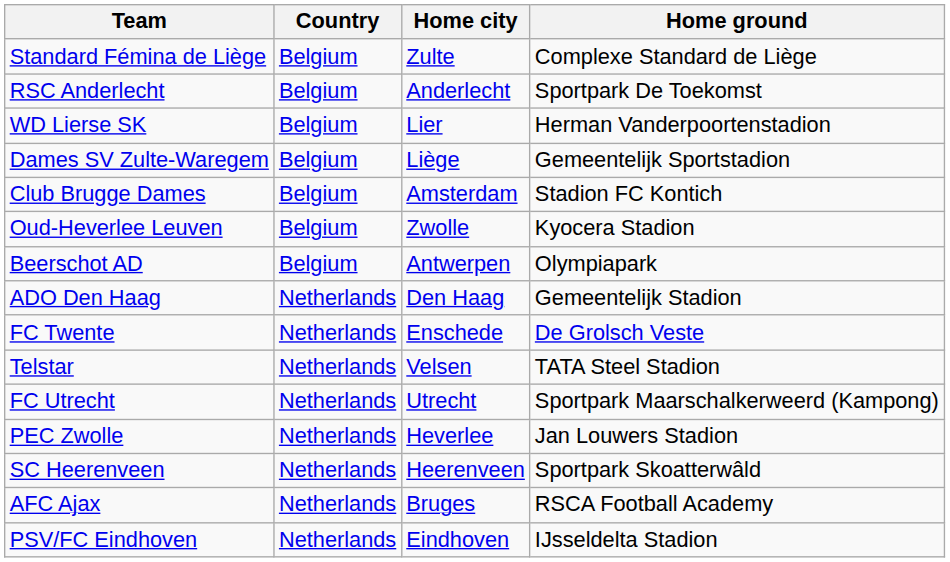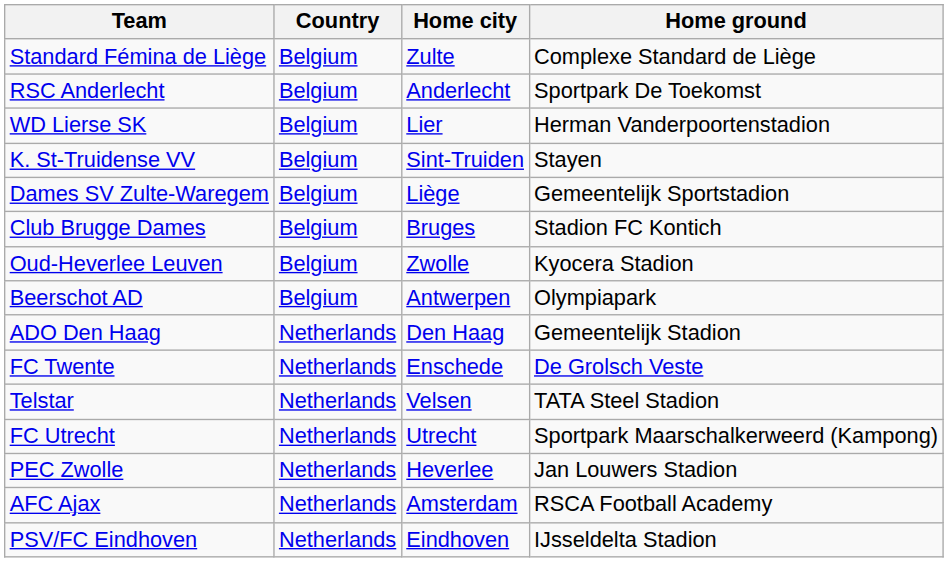+ row: (102, 159)
(462, 194) Amsterdam -> (441, 228) Bruges
- row: (87, 470)
(441, 504) Bruges -> (462, 504) Amsterdam
